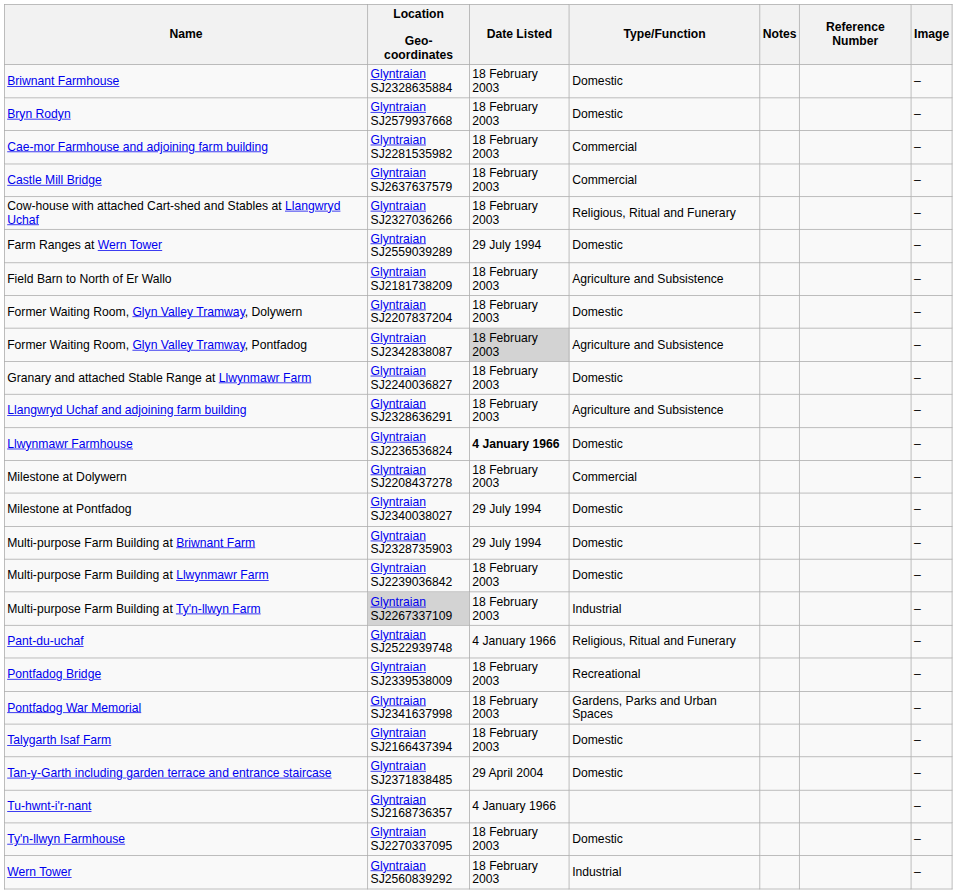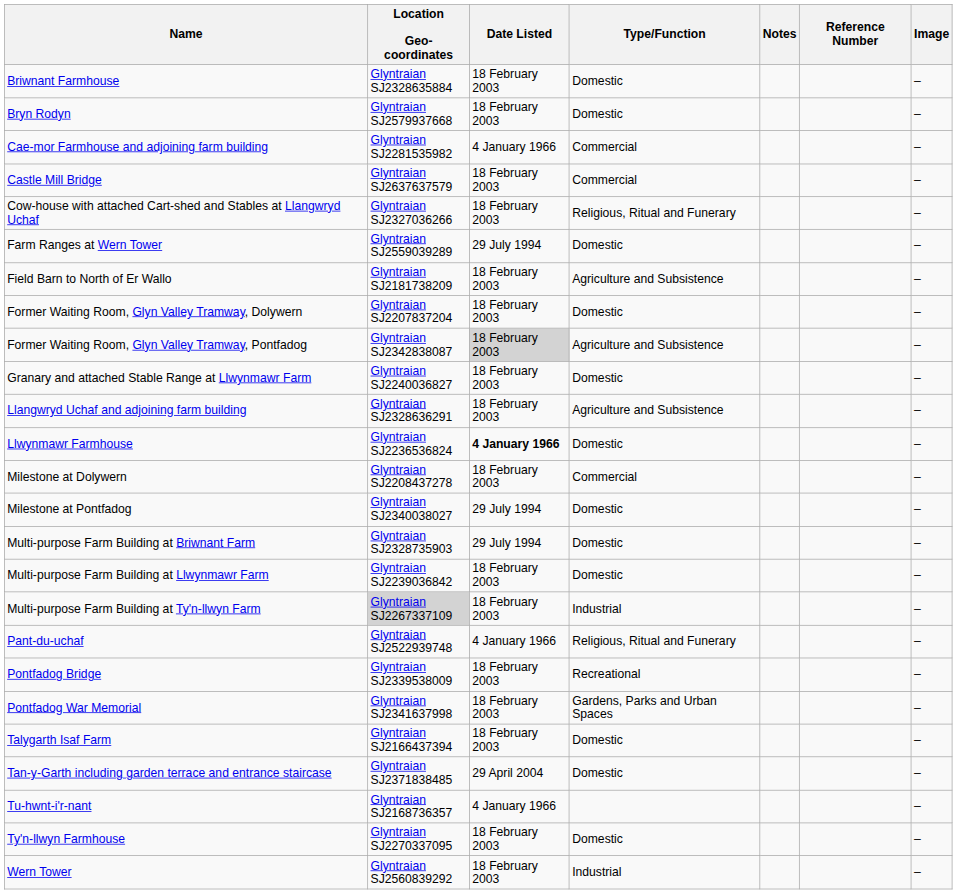(505, 147) 18 February 2003 -> (514, 147) 4 January 1966
